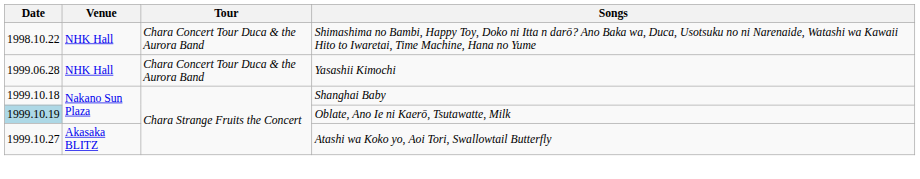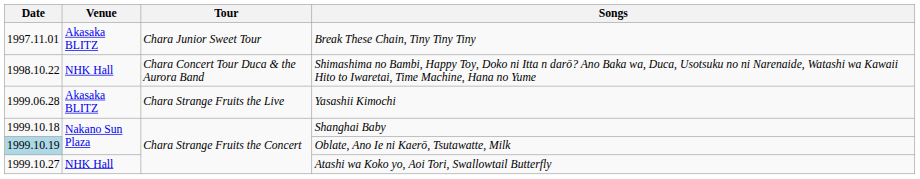+ row: (395, 38)
(89, 70) NHK Hall -> (85, 102) Akasaka BLITZ
(219, 70) Chara Concert Tour Duca & the Aurora Band -> (214, 102) Chara Strange Fruits the Live
(85, 139) Akasaka BLITZ -> (89, 164) NHK Hall
